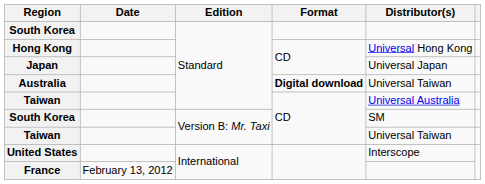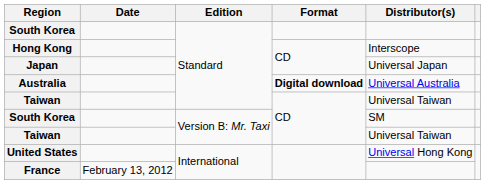(420, 48) Universal Hong Kong -> (394, 48) Interscope
(410, 83) Universal Taiwan -> (414, 83) Universal Australia
(414, 100) Universal Australia -> (410, 100) Universal Taiwan
(394, 153) Interscope -> (420, 153) Universal Hong Kong
